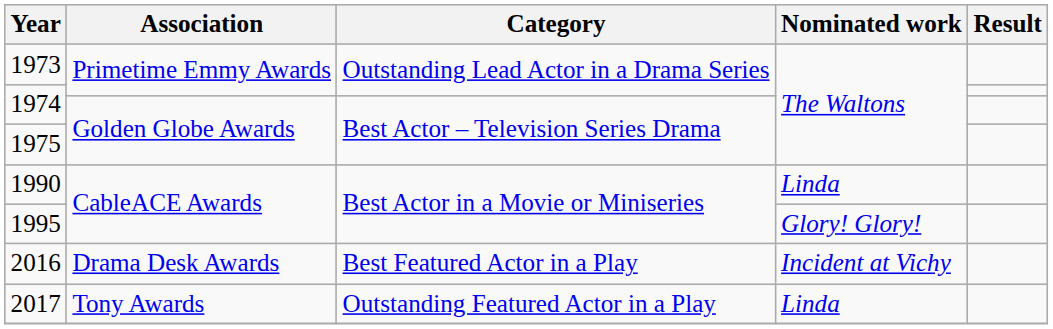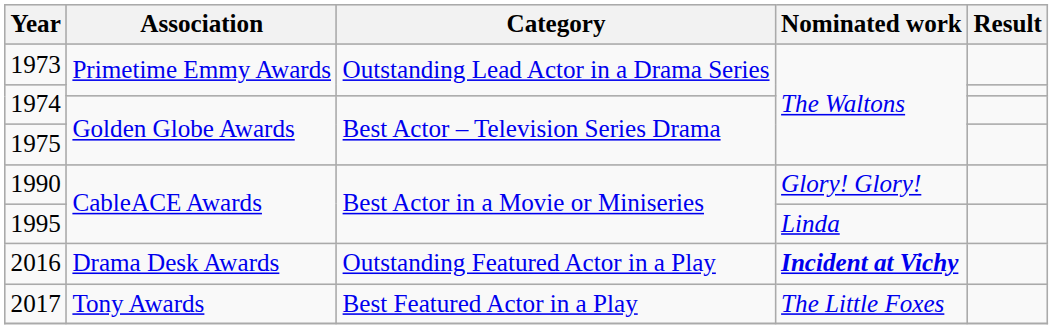(810, 183) Linda -> (851, 183) Glory! Glory!
(851, 223) Glory! Glory! -> (810, 223) Linda
(490, 263) Best Featured Actor in a Play -> (529, 263) Outstanding Featured Actor in a Play
(866, 263) normal -> (870, 263) bold
(529, 303) Outstanding Featured Actor in a Play -> (490, 303) Best Featured Actor in a Play
(810, 303) Linda -> (863, 303) The Little Foxes
